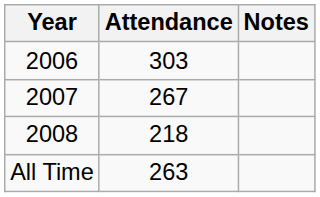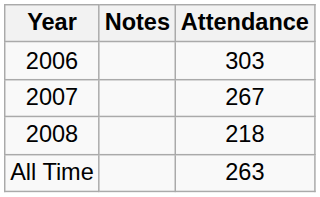columns swapped: (169, 23) <-> (276, 23)
